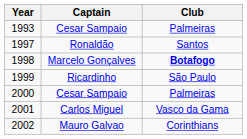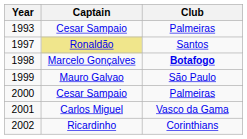(92, 45) no background -> (92, 45) khaki background
(92, 77) Ricardinho -> (92, 77) Mauro Galvao
(92, 126) Mauro Galvao -> (92, 126) Ricardinho
